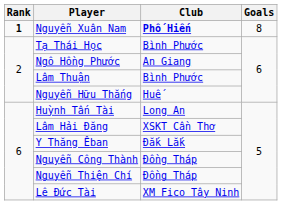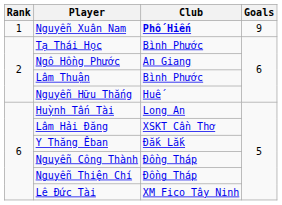(19, 29) bold -> (19, 29) normal
(259, 29) 8 -> (259, 29) 9
